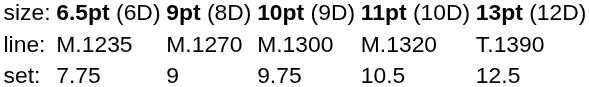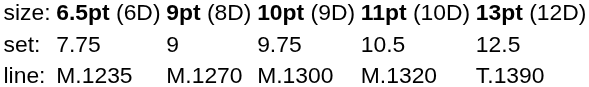rows swapped: (22, 75) <-> (24, 44)
